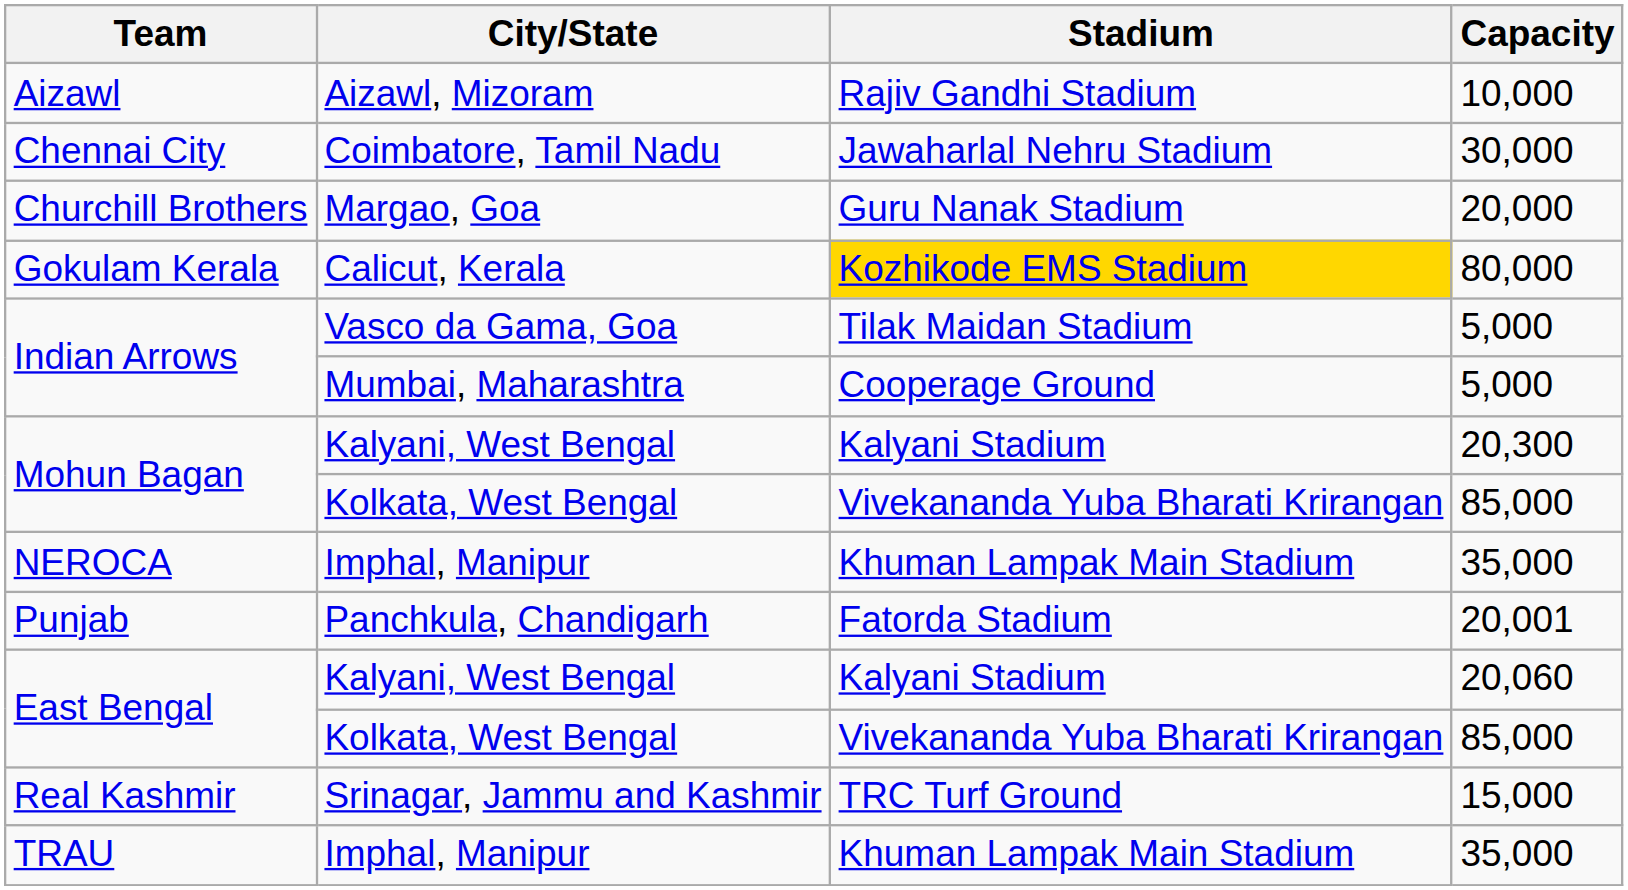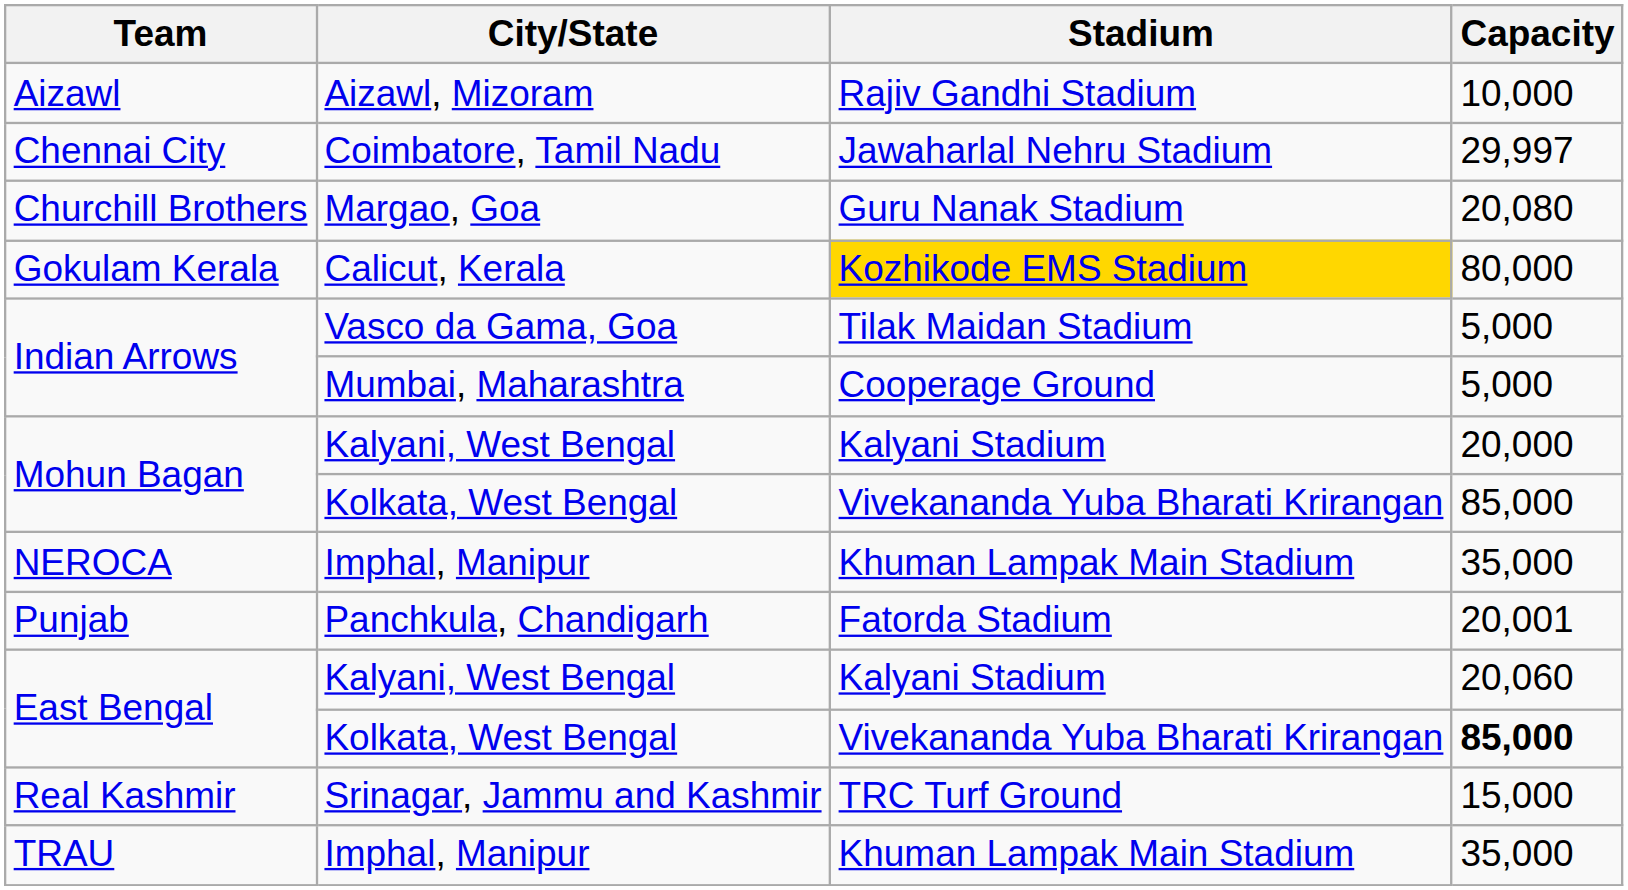(1517, 151) 30,000 -> (1517, 151) 29,997
(1517, 209) 20,000 -> (1517, 209) 20,080
(1517, 444) 20,300 -> (1517, 444) 20,000
(1517, 737) normal -> (1517, 737) bold
